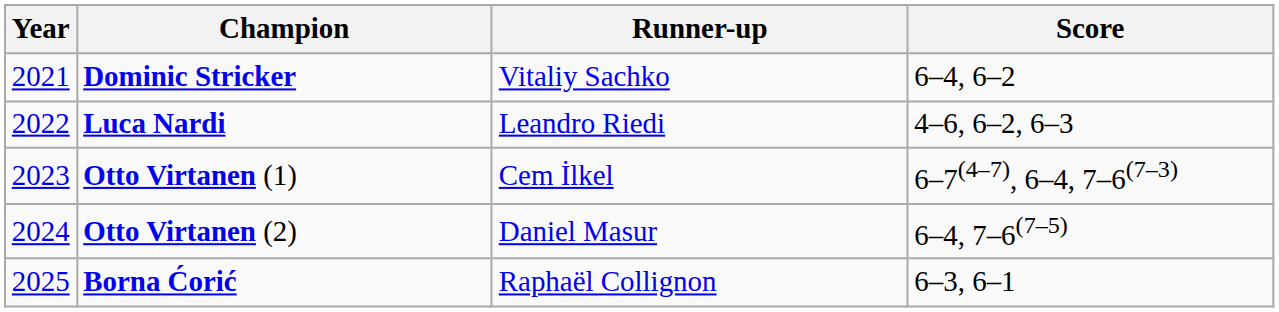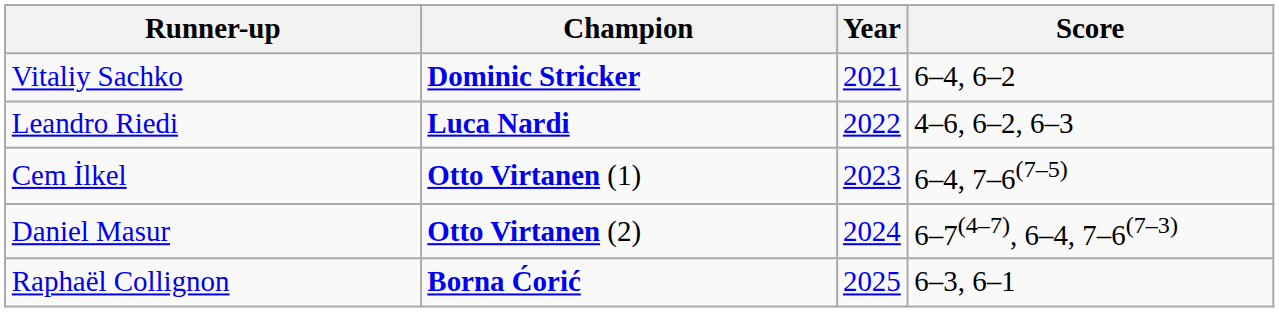columns swapped: (41, 28) <-> (700, 28)
(1046, 175) 6–7(4–7), 6–4, 7–6(7–3) -> (991, 175) 6–4, 7–6(7–5)
(991, 231) 6–4, 7–6(7–5) -> (1046, 231) 6–7(4–7), 6–4, 7–6(7–3)
